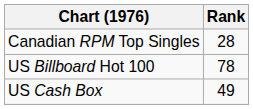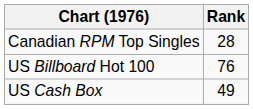(226, 66) 78 -> (226, 66) 76
